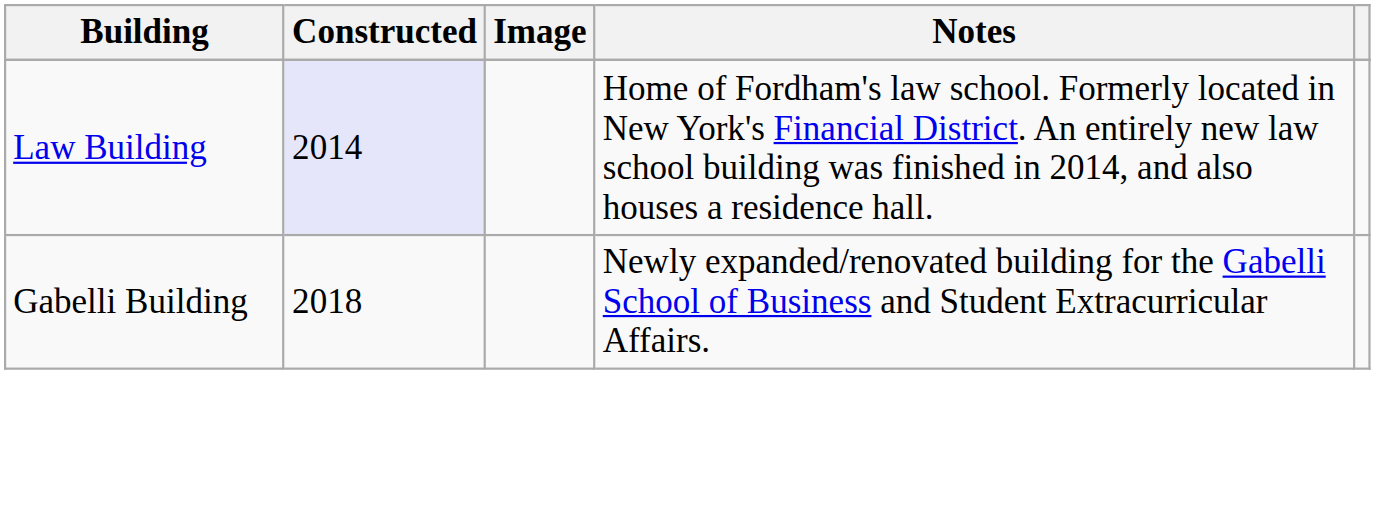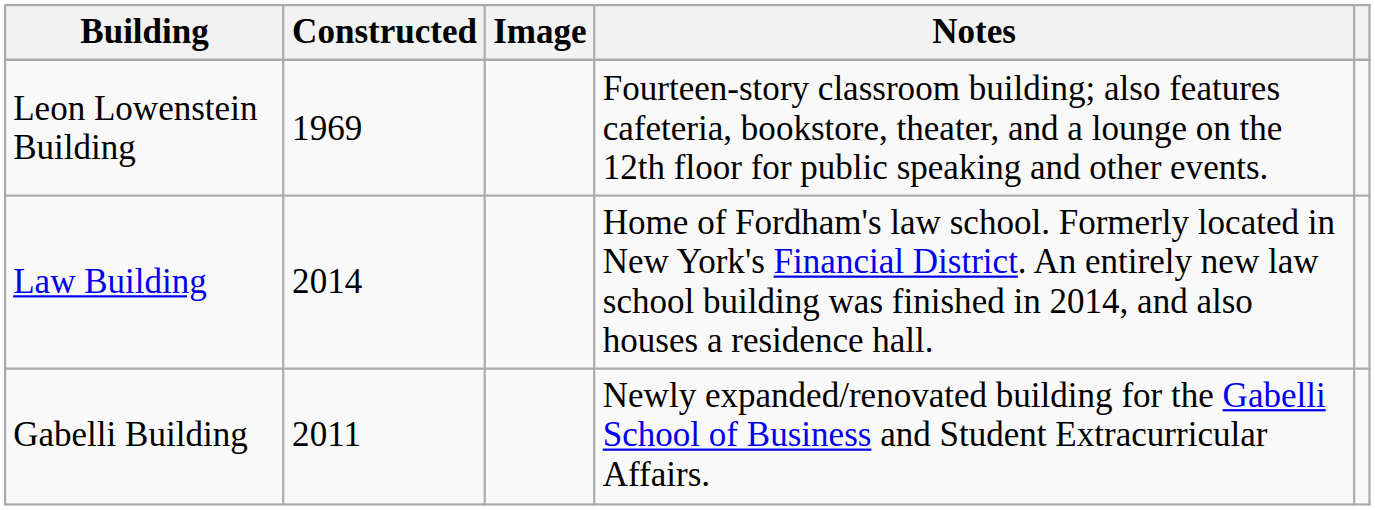+ row: (135, 127)
(327, 146) lavender background -> (327, 281) no background
(327, 301) 2018 -> (327, 435) 2011
